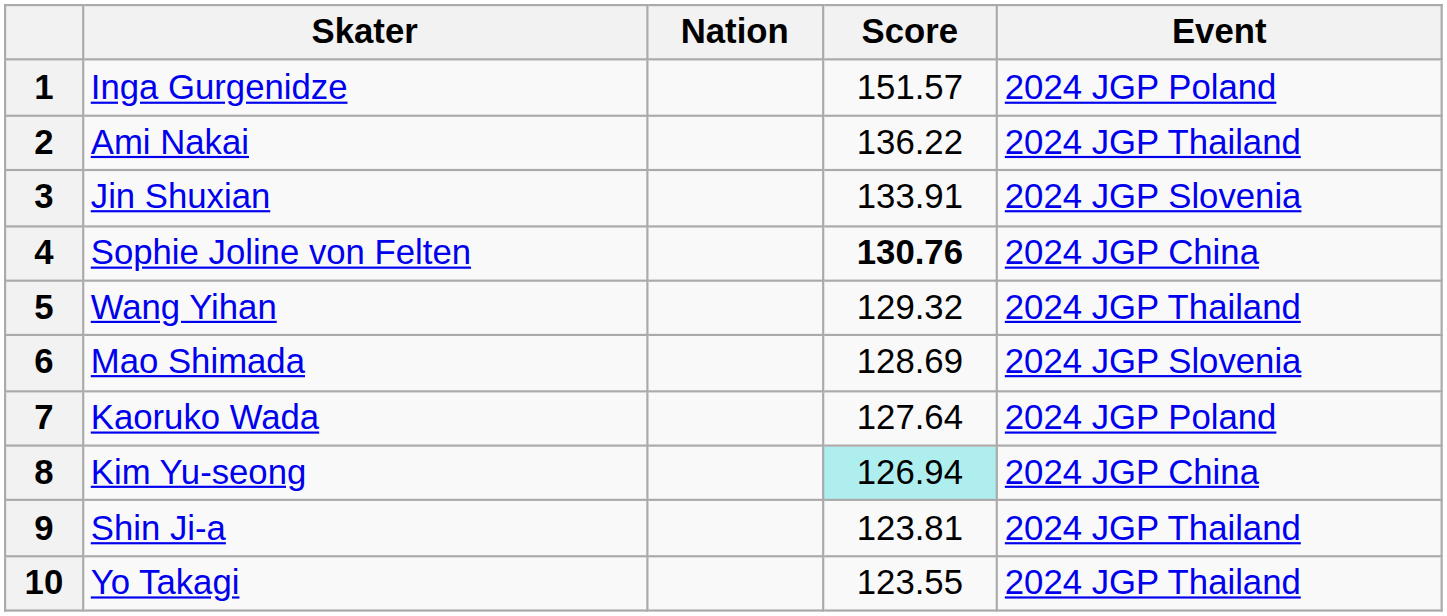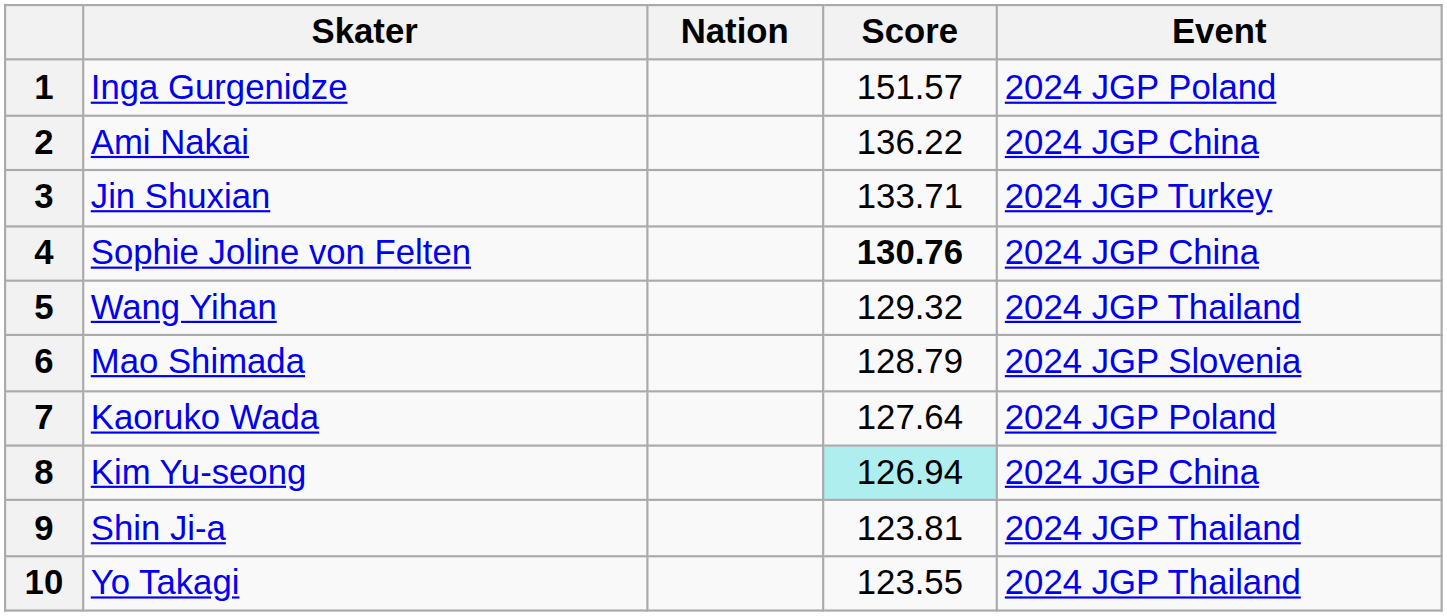(1153, 142) 2024 JGP Thailand -> (1132, 142) 2024 JGP China
(910, 197) 133.91 -> (910, 197) 133.71
(1153, 197) 2024 JGP Slovenia -> (1139, 197) 2024 JGP Turkey
(910, 362) 128.69 -> (910, 362) 128.79
